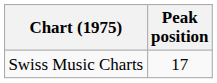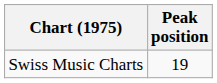(180, 63) 17 -> (180, 63) 19
